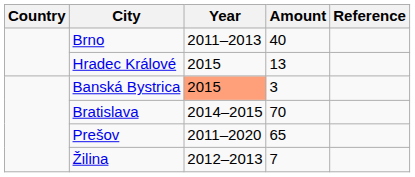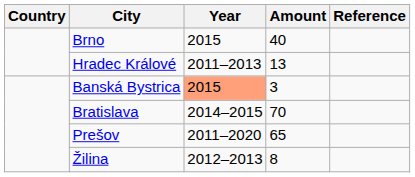(224, 40) 2011–2013 -> (204, 40) 2015
(204, 64) 2015 -> (224, 64) 2011–2013
(274, 159) 7 -> (274, 159) 8
